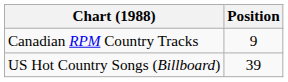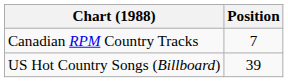(253, 40) 9 -> (253, 40) 7
